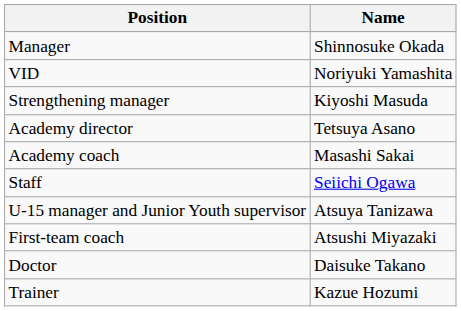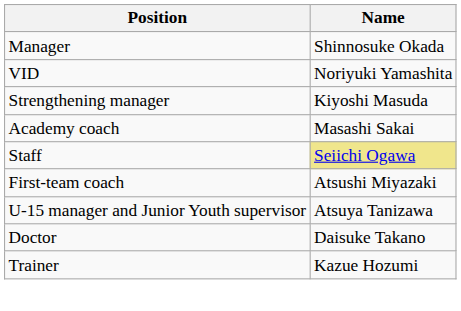- row: (71, 127)
(365, 182) no background -> (365, 155) khaki background
rows swapped: (157, 210) <-> (66, 237)
